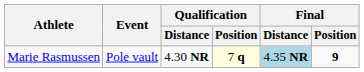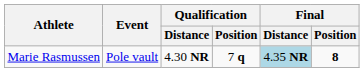(236, 57) lightyellow background -> (236, 57) no background
(335, 57) 9 -> (335, 57) 8
